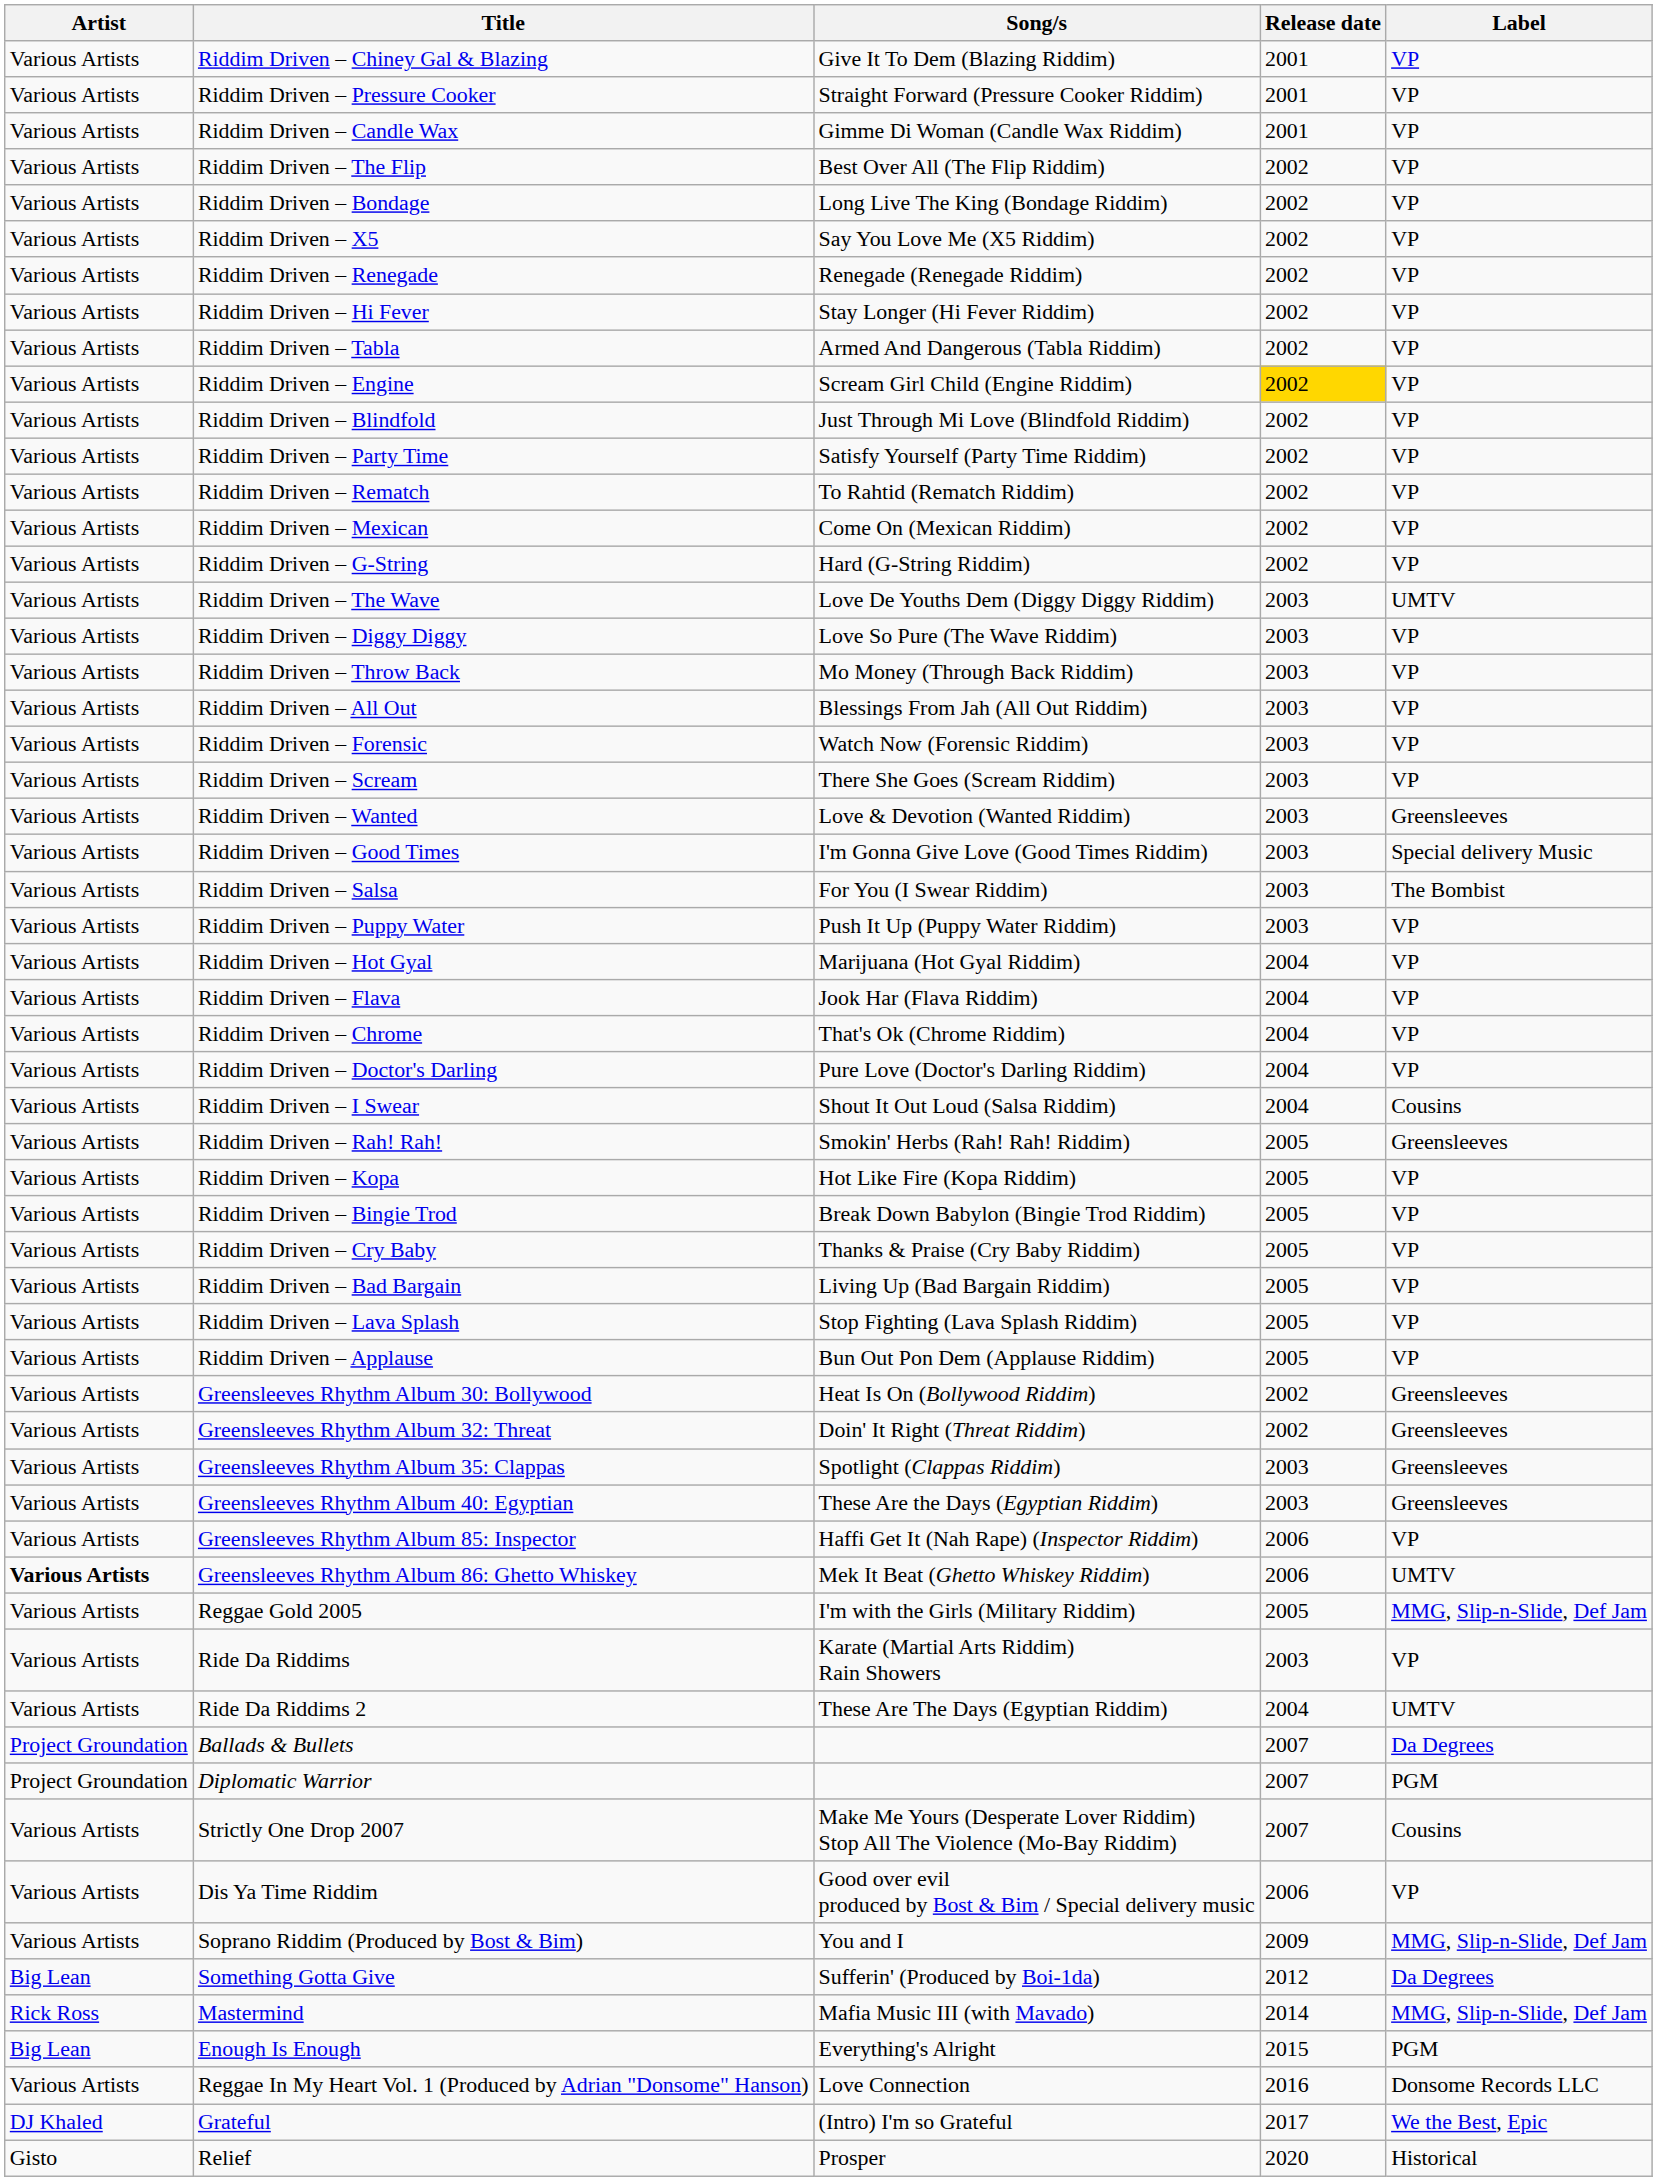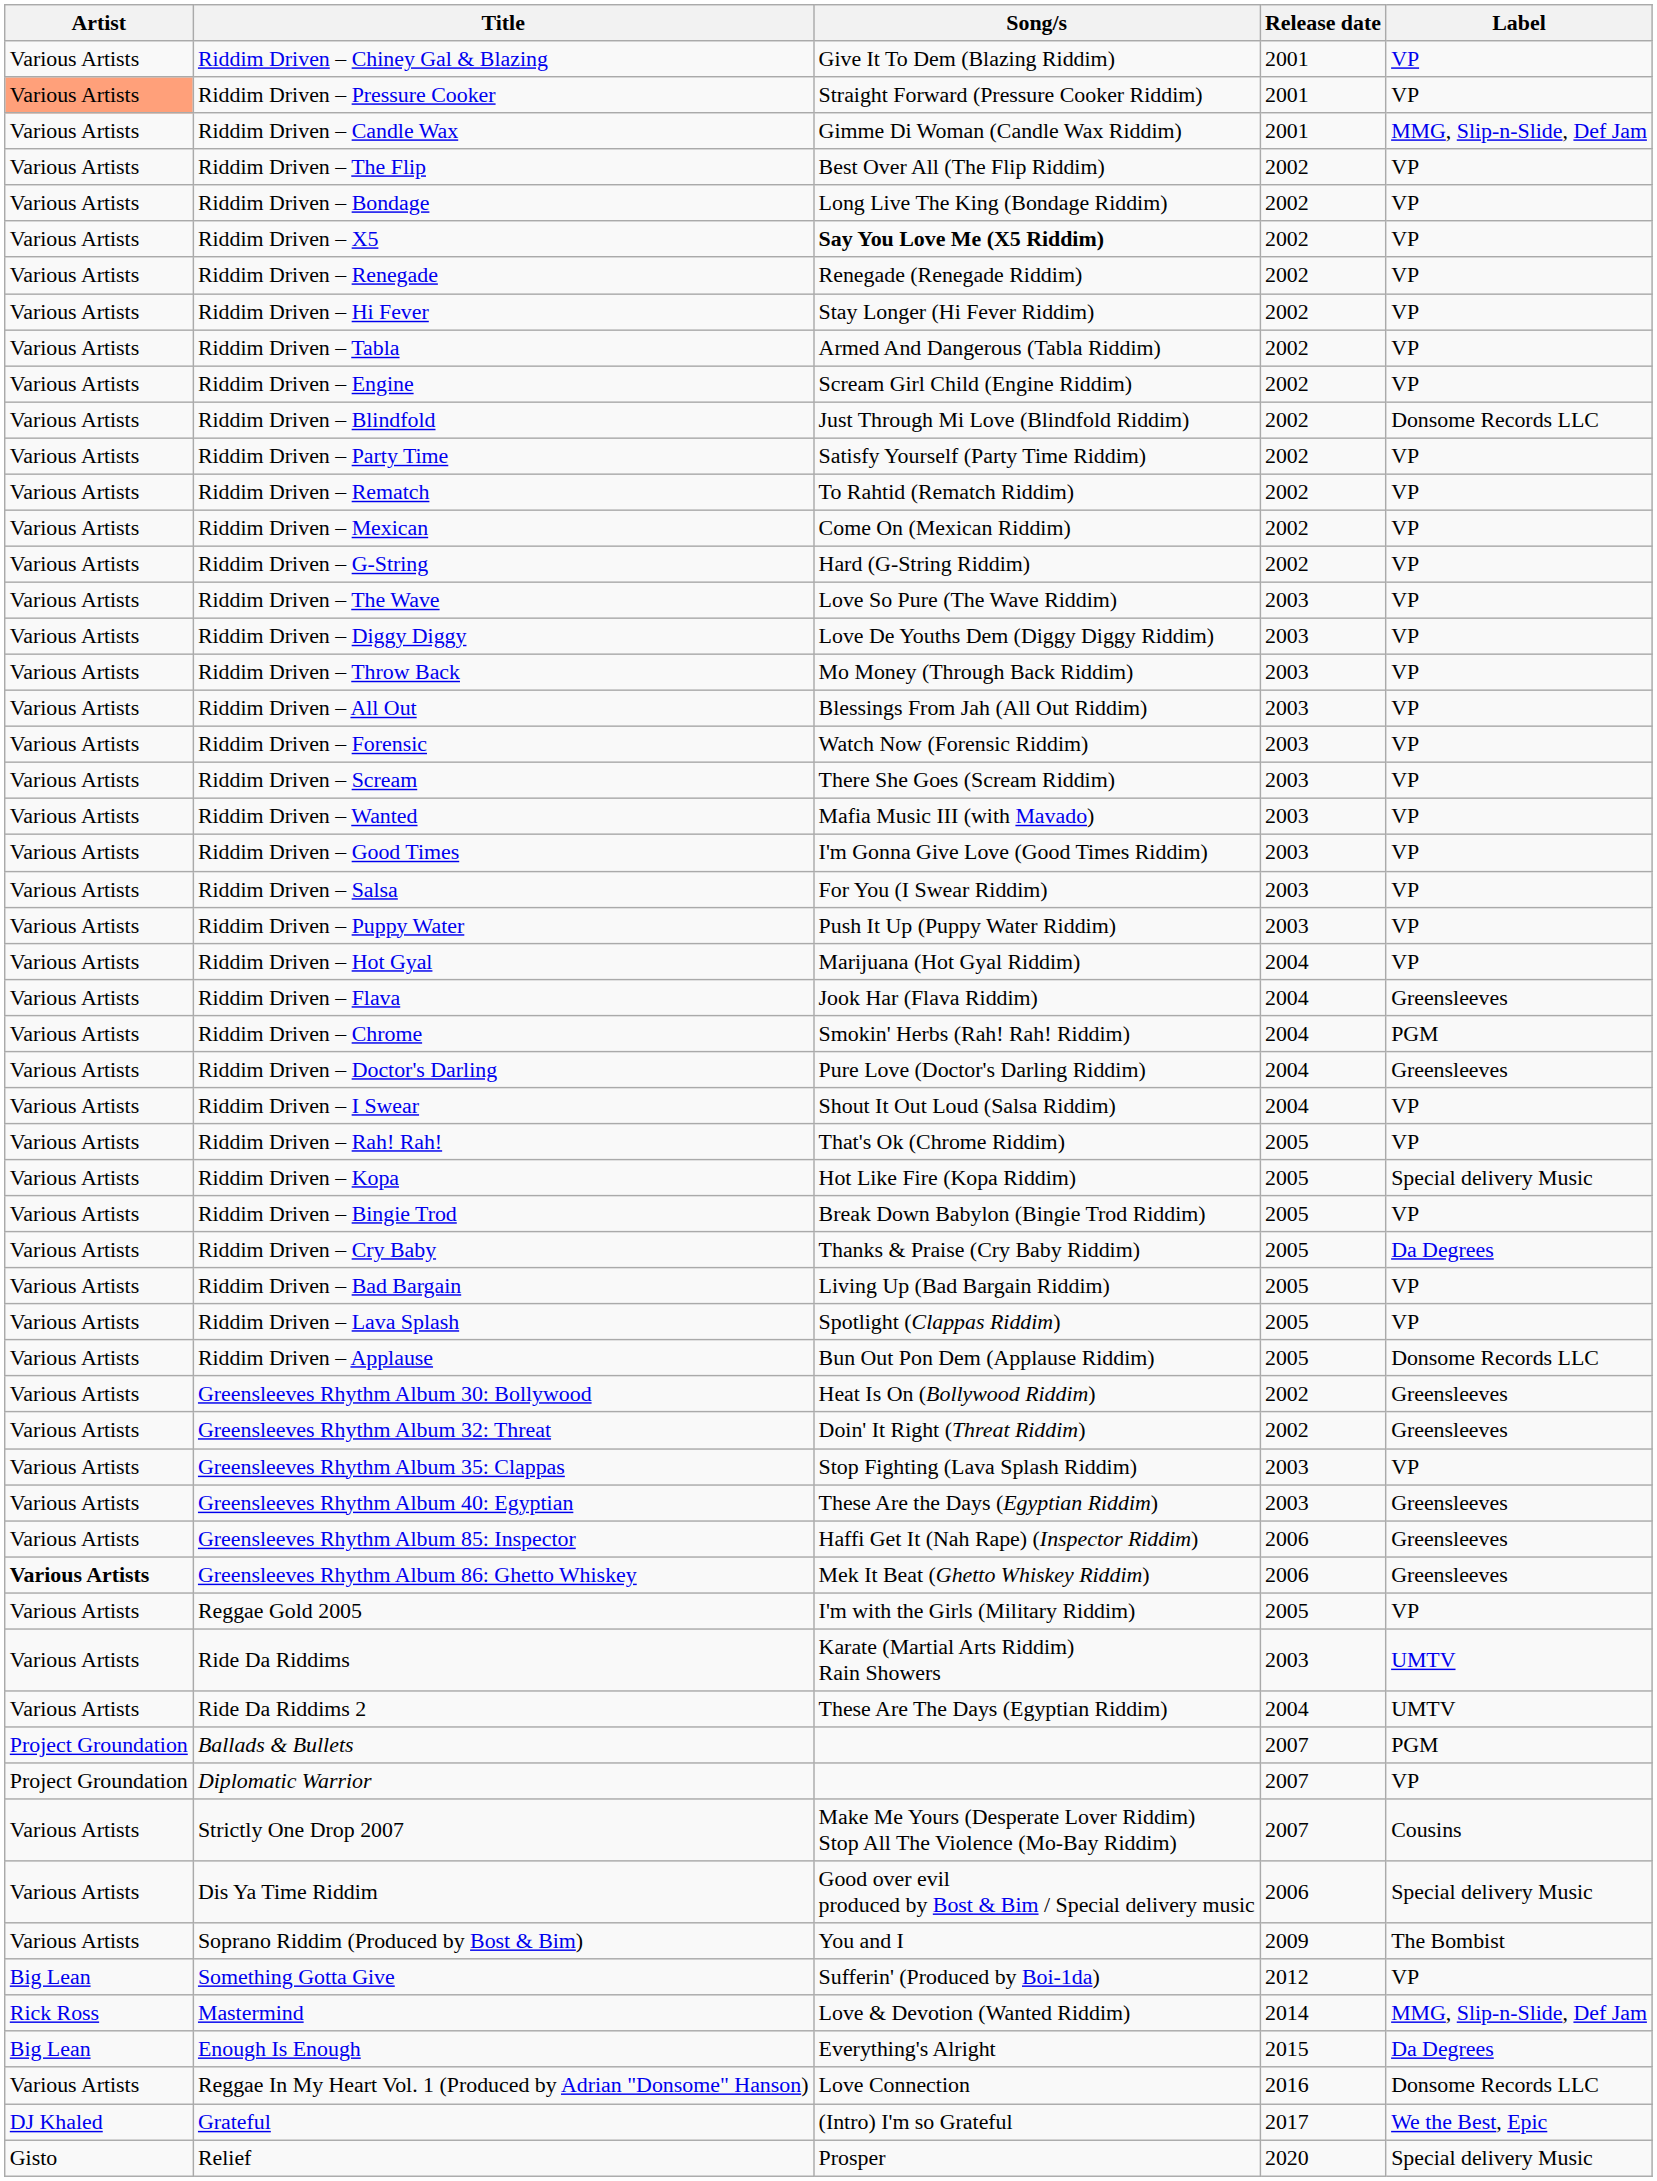(75, 94) no background -> (75, 94) lightsalmon background
(1405, 131) VP -> (1519, 131) MMG, Slip-n-Slide, Def Jam
(957, 239) normal -> (961, 239) bold
(1287, 383) gold background -> (1287, 383) no background
(1405, 419) VP -> (1495, 419) Donsome Records LLC
(1016, 600) Love De Youths Dem (Diggy Diggy Riddim) -> (968, 600) Love So Pure (The Wave Riddim)
(1423, 600) UMTV -> (1405, 600) VP
(968, 636) Love So Pure (The Wave Riddim) -> (1016, 636) Love De Youths Dem (Diggy Diggy Riddim)
(974, 816) Love & Devotion (Wanted Riddim) -> (956, 816) Mafia Music III (with Mavado)
(1449, 816) Greensleeves -> (1405, 816) VP
(1492, 852) Special delivery Music -> (1405, 852) VP
(1448, 888) The Bombist -> (1405, 888) VP
(1405, 997) VP -> (1449, 997) Greensleeves
(942, 1033) That's Ok (Chrome Riddim) -> (974, 1033) Smokin' Herbs (Rah! Rah! Riddim)
(1405, 1033) VP -> (1415, 1033) PGM
(1405, 1069) VP -> (1449, 1069) Greensleeves
(1426, 1105) Cousins -> (1405, 1105) VP
(974, 1141) Smokin' Herbs (Rah! Rah! Riddim) -> (942, 1141) That's Ok (Chrome Riddim)
(1449, 1141) Greensleeves -> (1405, 1141) VP
(1405, 1177) VP -> (1492, 1177) Special delivery Music
(1405, 1249) VP -> (1442, 1249) Da Degrees
(978, 1321) Stop Fighting (Lava Splash Riddim) -> (940, 1321) Spotlight (Clappas Riddim)
(1405, 1358) VP -> (1495, 1358) Donsome Records LLC
(940, 1466) Spotlight (Clappas Riddim) -> (978, 1466) Stop Fighting (Lava Splash Riddim)
(1449, 1466) Greensleeves -> (1405, 1466) VP
(1405, 1538) VP -> (1449, 1538) Greensleeves
(1423, 1574) UMTV -> (1449, 1574) Greensleeves
(1519, 1610) MMG, Slip-n-Slide, Def Jam -> (1405, 1610) VP
(1405, 1659) VP -> (1423, 1659) UMTV
(1442, 1744) Da Degrees -> (1415, 1744) PGM
(1415, 1780) PGM -> (1405, 1780) VP
(1405, 1892) VP -> (1492, 1892) Special delivery Music
(1519, 1941) MMG, Slip-n-Slide, Def Jam -> (1448, 1941) The Bombist
(1442, 1977) Da Degrees -> (1405, 1977) VP
(956, 2013) Mafia Music III (with Mavado) -> (974, 2013) Love & Devotion (Wanted Riddim)
(1415, 2049) PGM -> (1442, 2049) Da Degrees
(1434, 2157) Historical -> (1492, 2157) Special delivery Music
